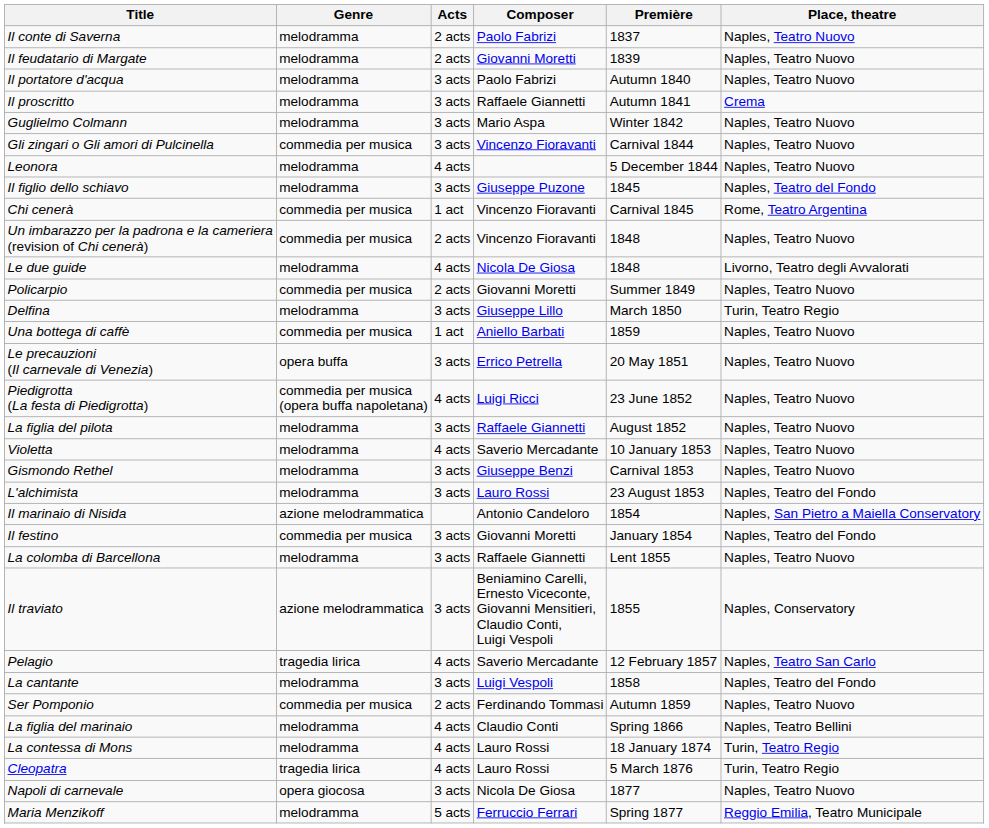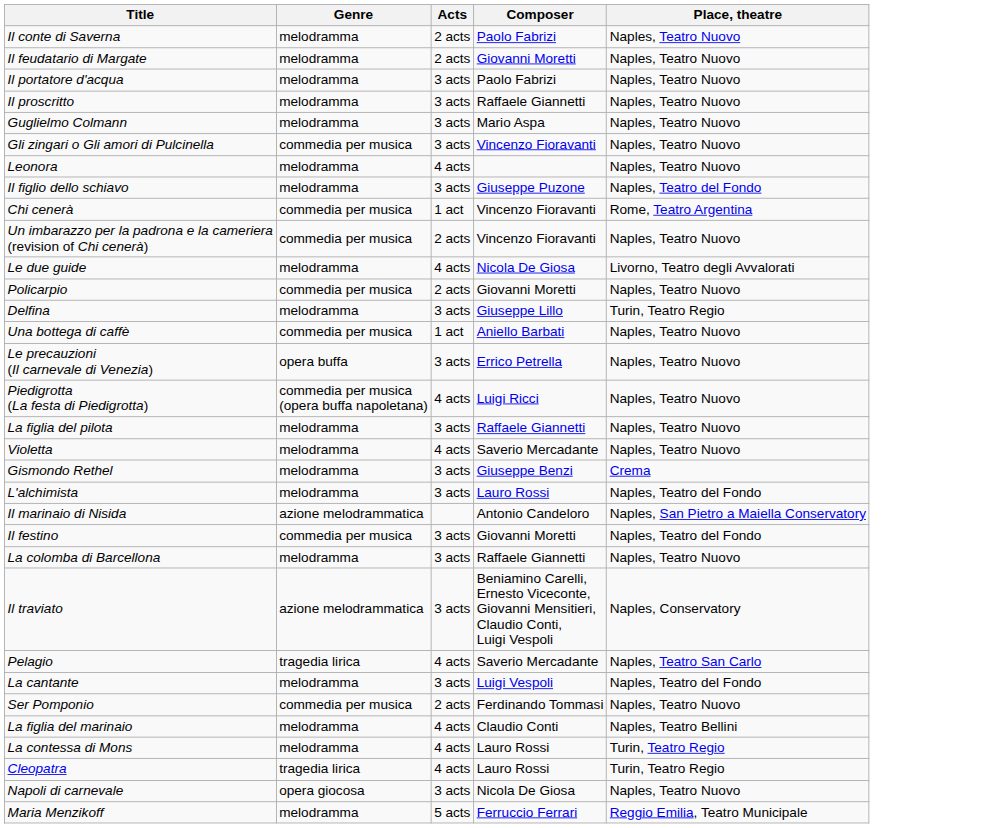- column: (664, 15)
(744, 101) Crema -> (675, 101) Naples, Teatro Nuovo
(789, 470) Naples, Teatro Nuovo -> (630, 470) Crema
